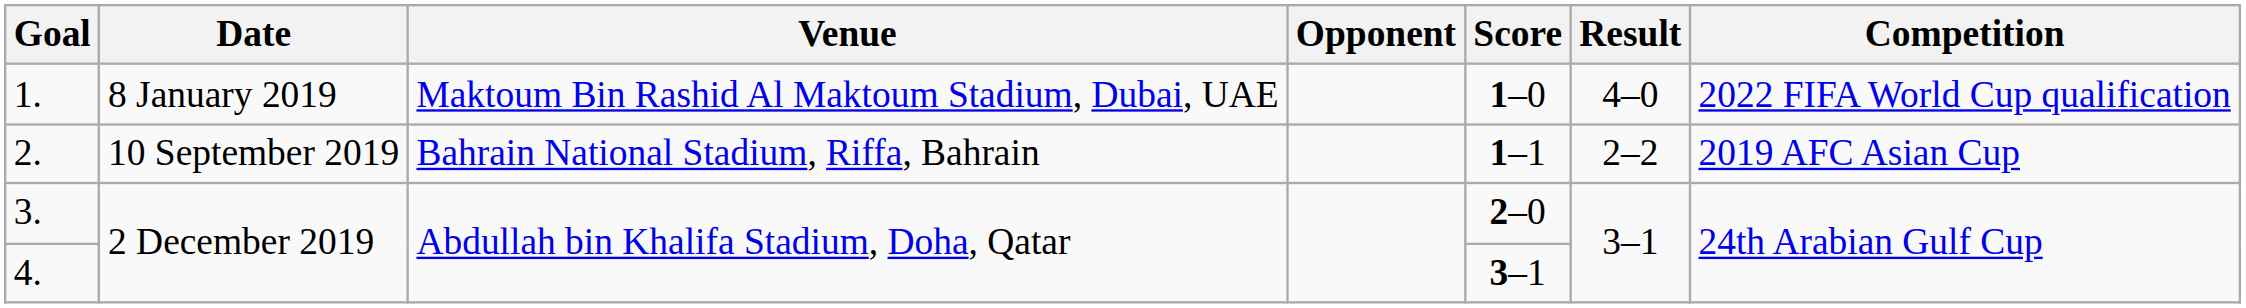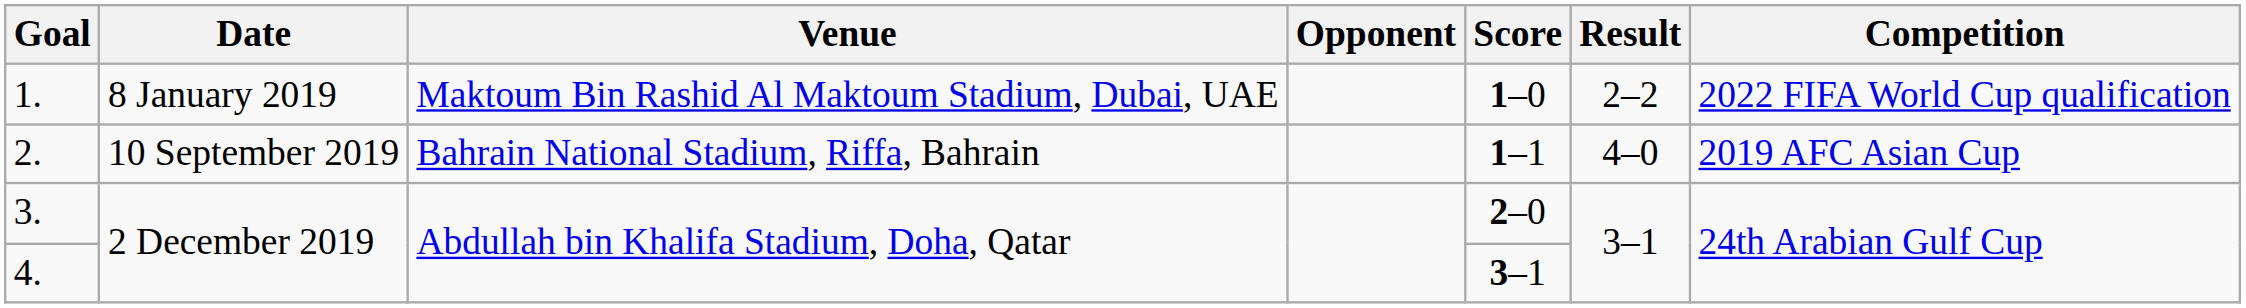(1630, 93) 4–0 -> (1630, 93) 2–2
(1630, 152) 2–2 -> (1630, 152) 4–0
